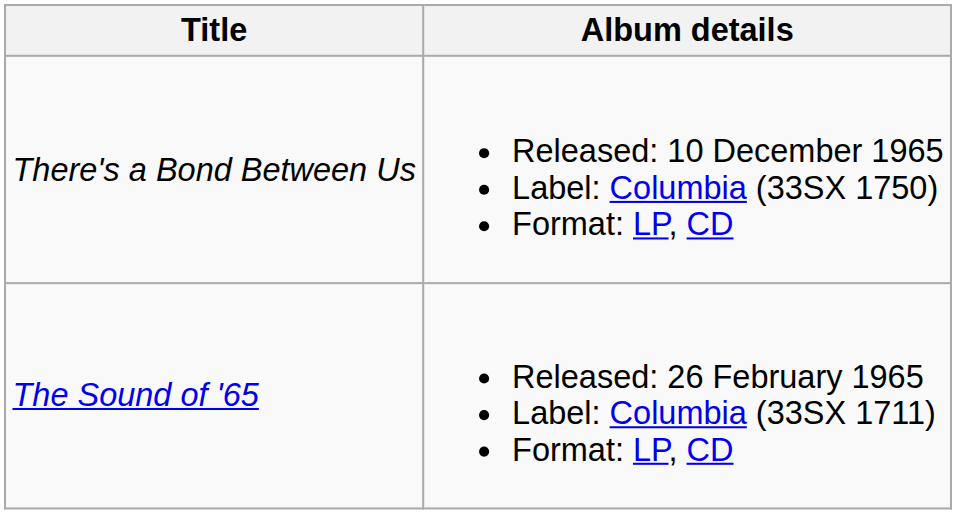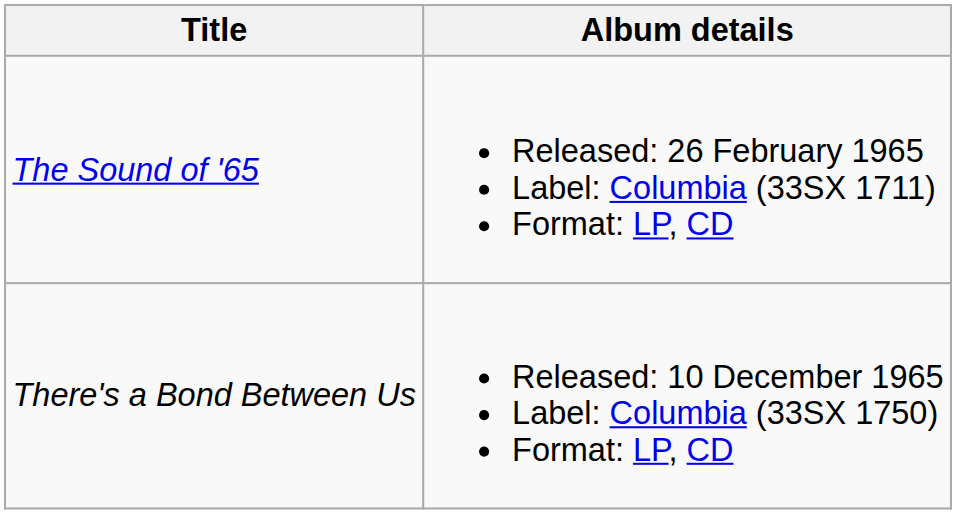rows swapped: (136, 395) <-> (214, 169)
